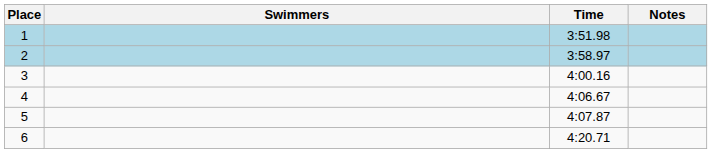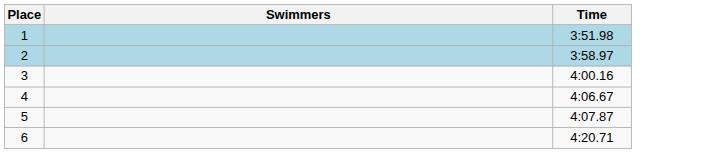- column: (667, 14)
